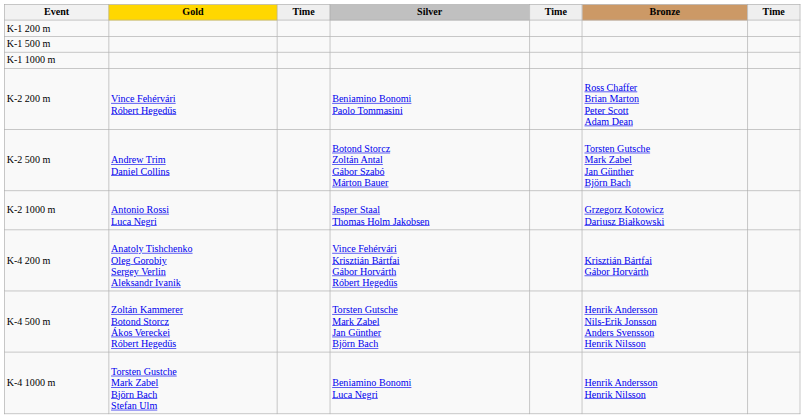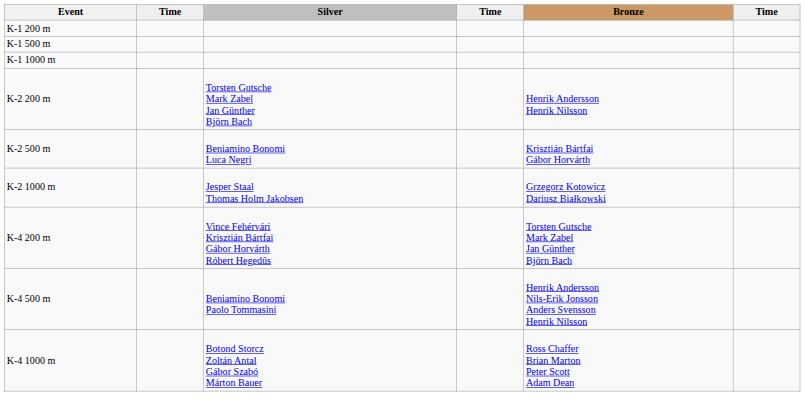- column: (193, 12)
(372, 104) Beniamino Bonomi Paolo Tommasini -> (239, 104) Torsten Gutsche Mark Zabel Jan Günther Björn Bach
(612, 104) Ross Chaffer Brian Marton Peter Scott Adam Dean -> (562, 104) Henrik Andersson Henrik Nilsson
(361, 166) Botond Storcz Zoltán Antal Gábor Szabó Márton Bauer -> (245, 154) Beniamino Bonomi Luca Negri
(617, 166) Torsten Gutsche Mark Zabel Jan Günther Björn Bach -> (560, 154) Krisztián Bártfai Gábor Horvárth
(618, 266) Krisztián Bártfai Gábor Horvárth -> (559, 243) Torsten Gutsche Mark Zabel Jan Günther Björn Bach
(365, 327) Torsten Gutsche Mark Zabel Jan Günther Björn Bach -> (245, 304) Beniamino Bonomi Paolo Tommasini
(372, 388) Beniamino Bonomi Luca Negri -> (235, 366) Botond Storcz Zoltán Antal Gábor Szabó Márton Bauer
(621, 388) Henrik Andersson Henrik Nilsson -> (553, 366) Ross Chaffer Brian Marton Peter Scott Adam Dean
